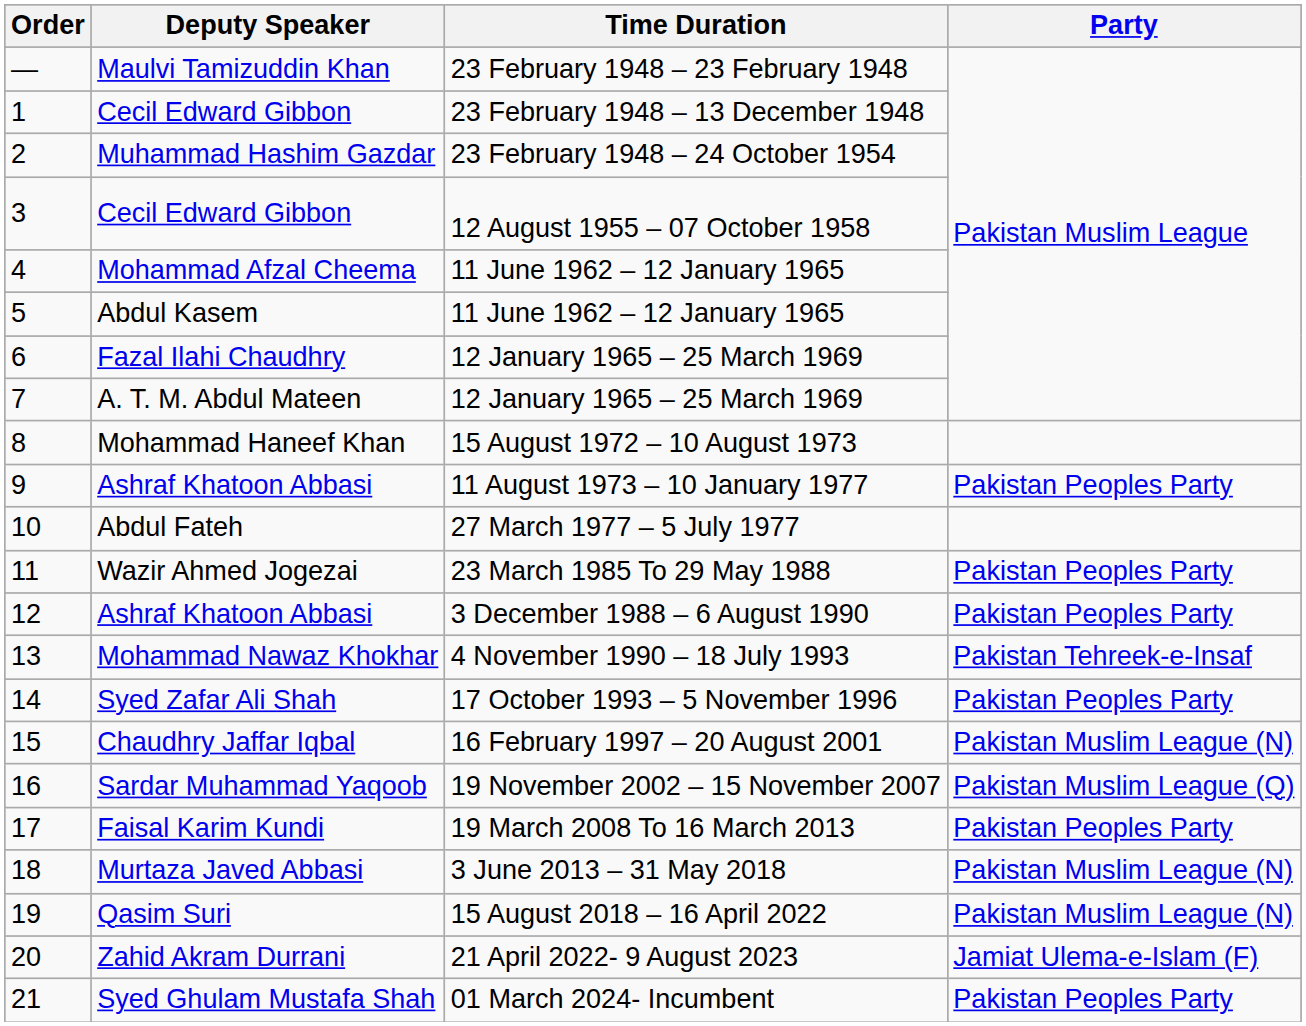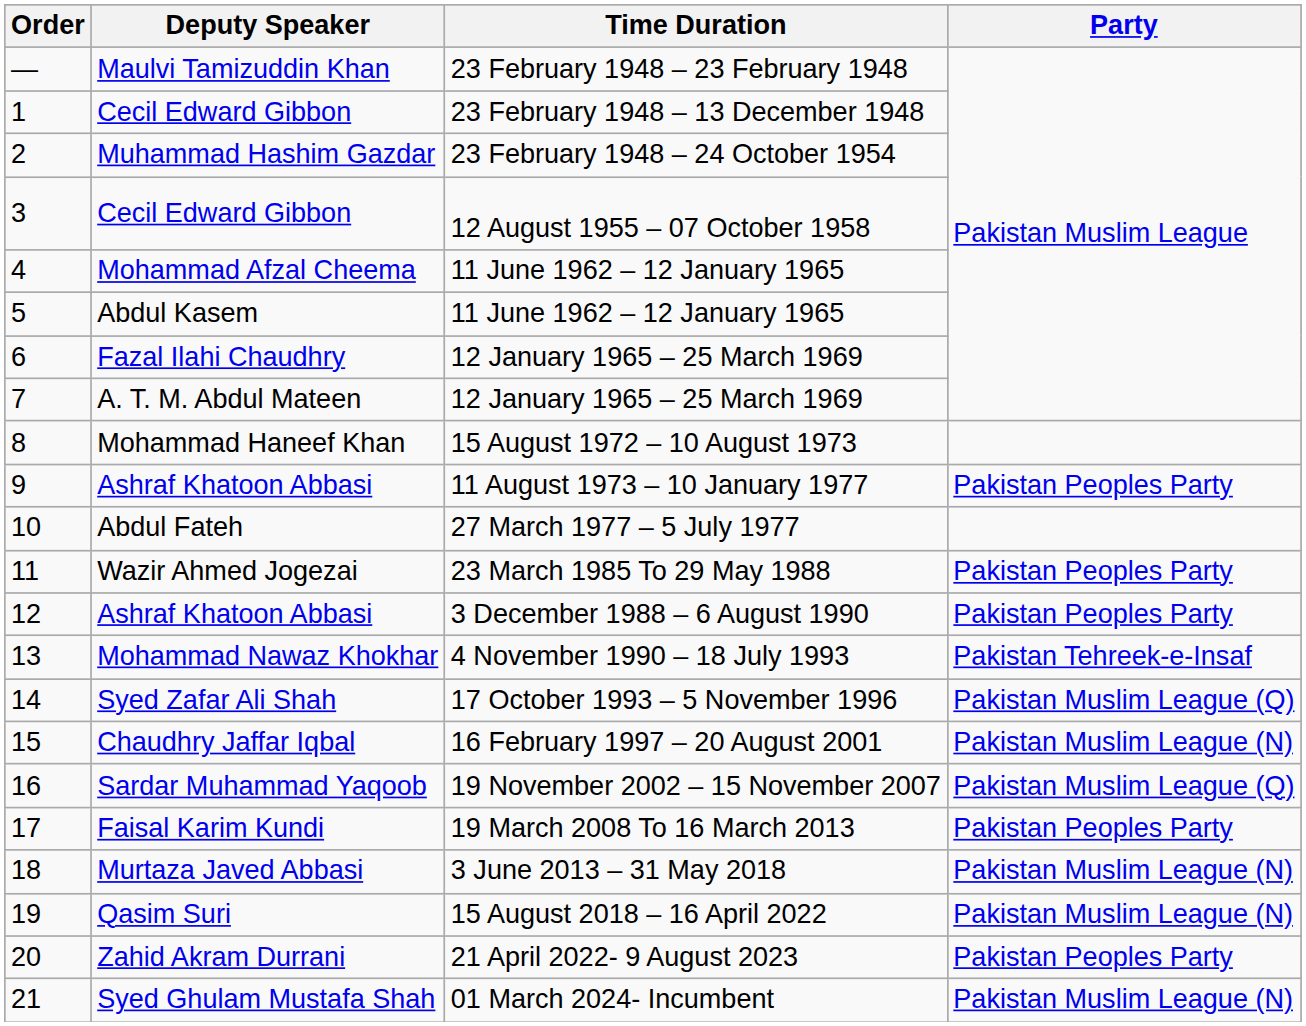(1093, 699) Pakistan Peoples Party -> (1124, 699) Pakistan Muslim League (Q)
(1106, 956) Jamiat Ulema-e-Islam (F) -> (1093, 956) Pakistan Peoples Party
(1093, 999) Pakistan Peoples Party -> (1123, 999) Pakistan Muslim League (N)
